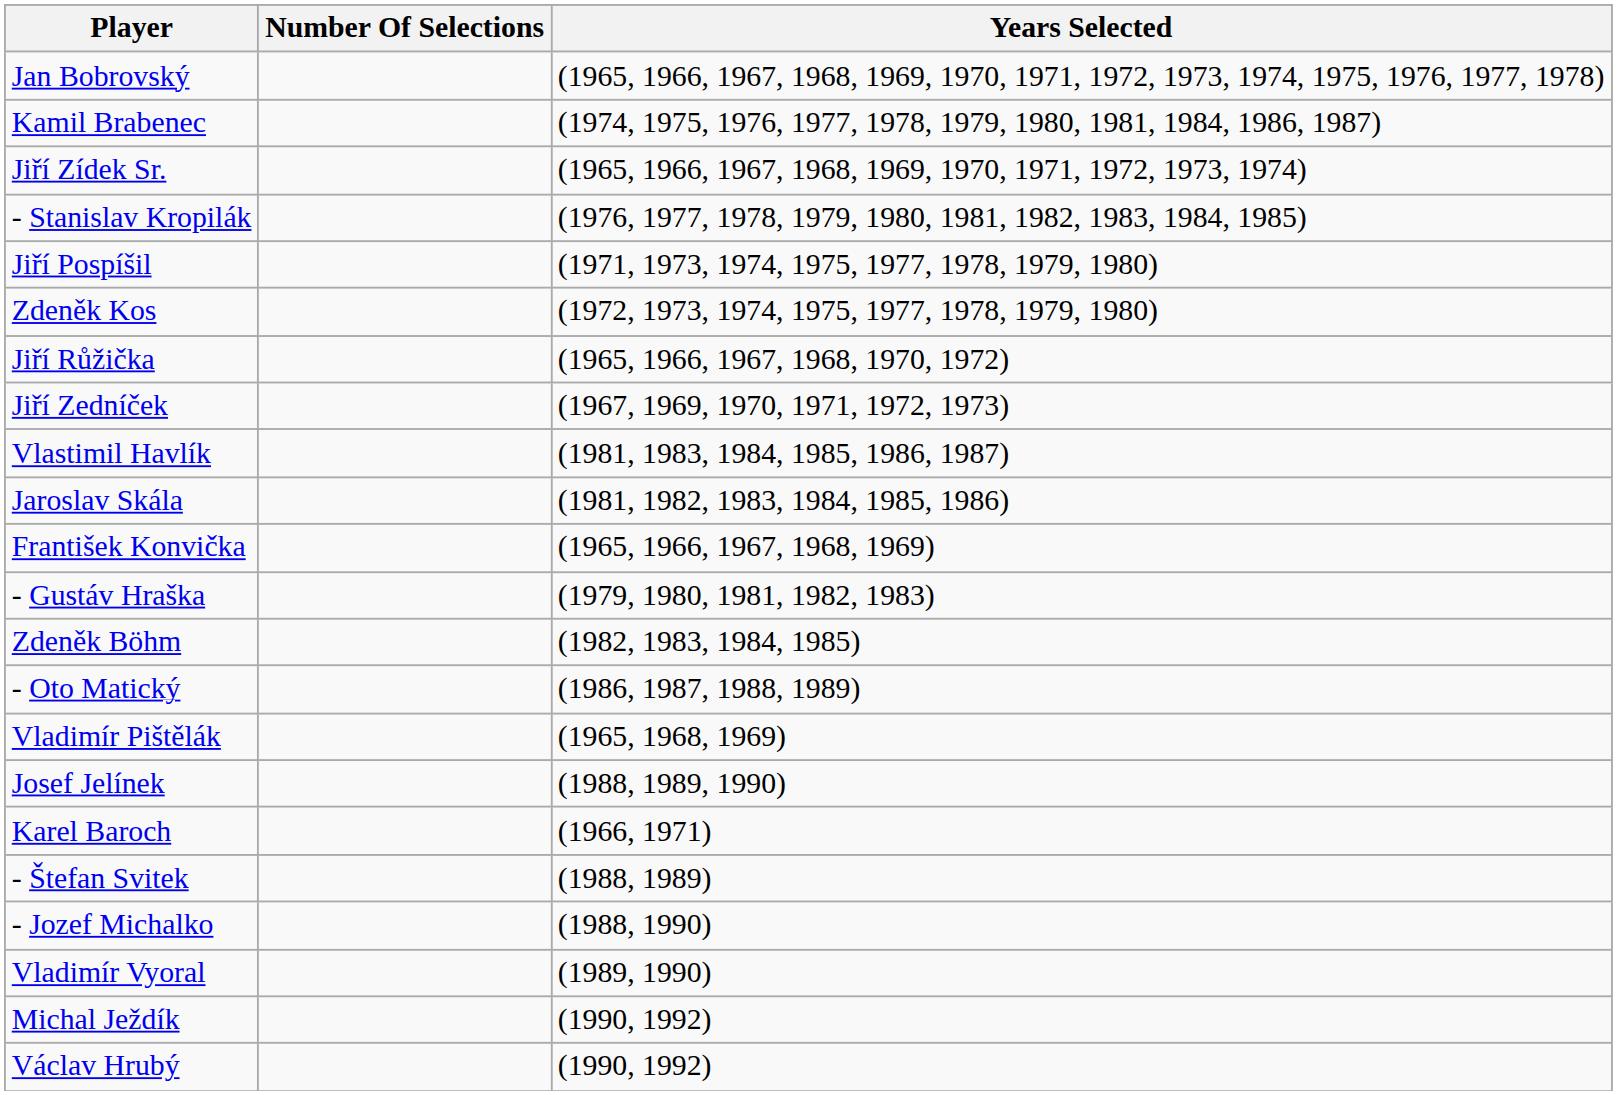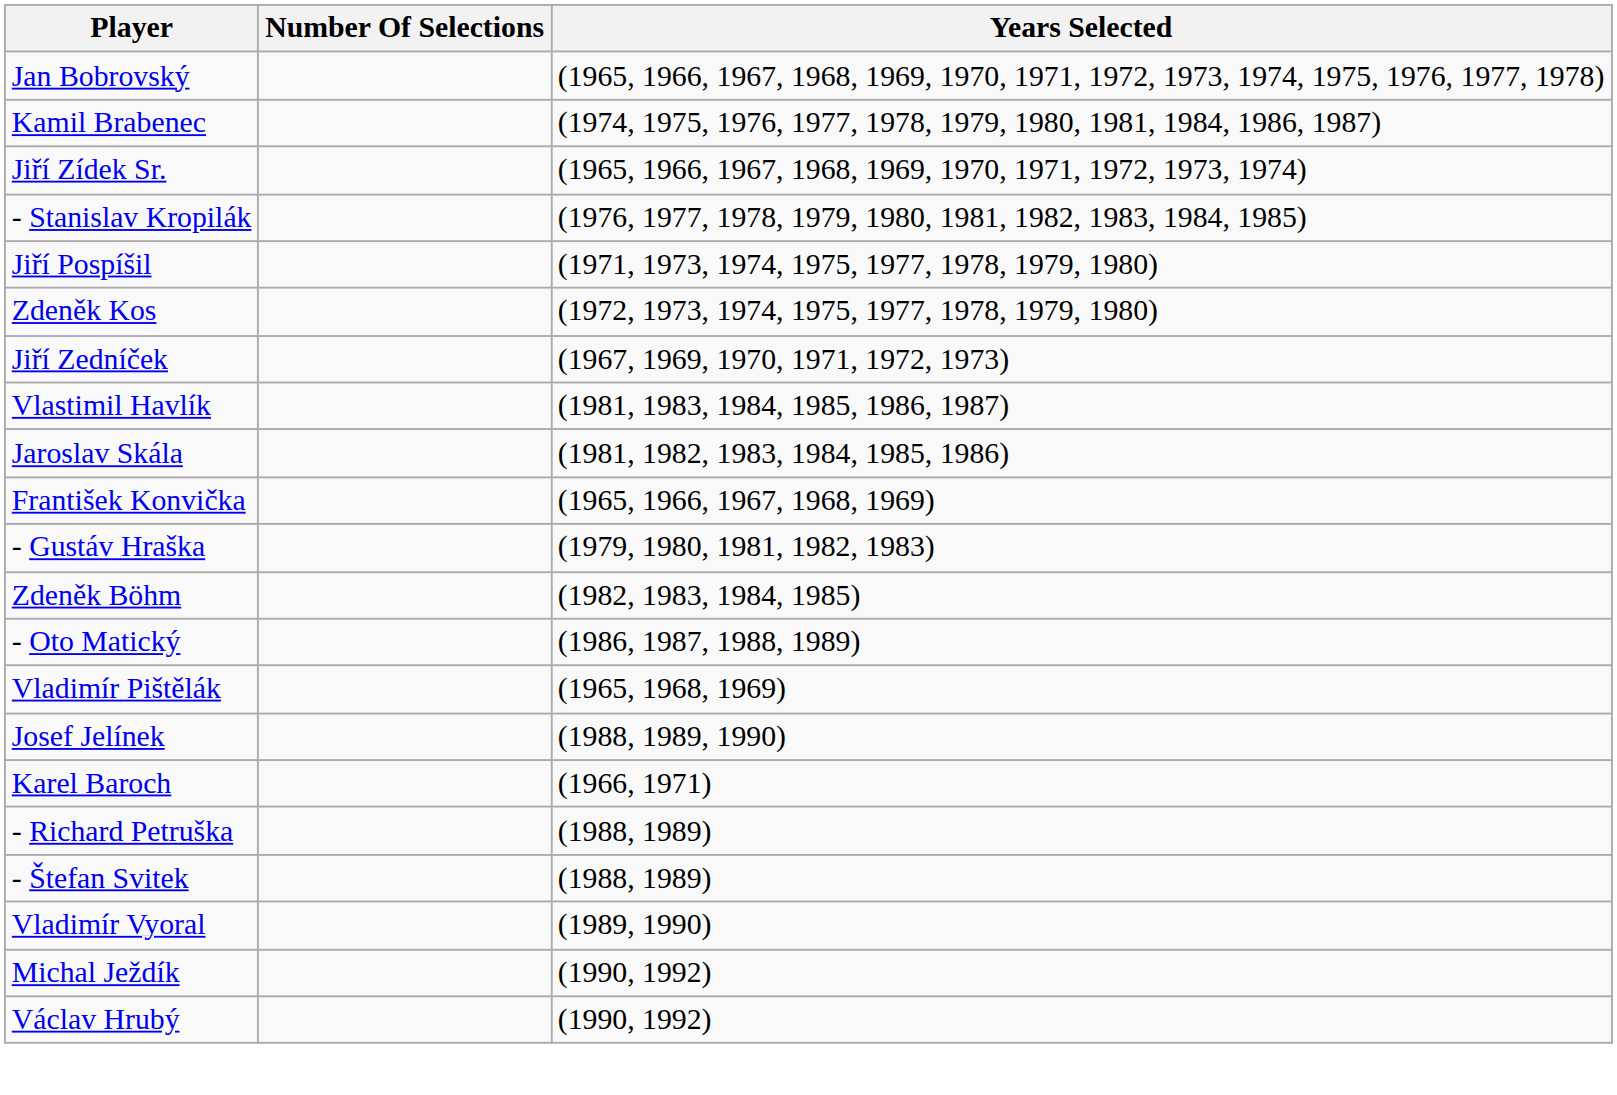- row: (83, 358)
+ row: (123, 830)
- row: (113, 924)
